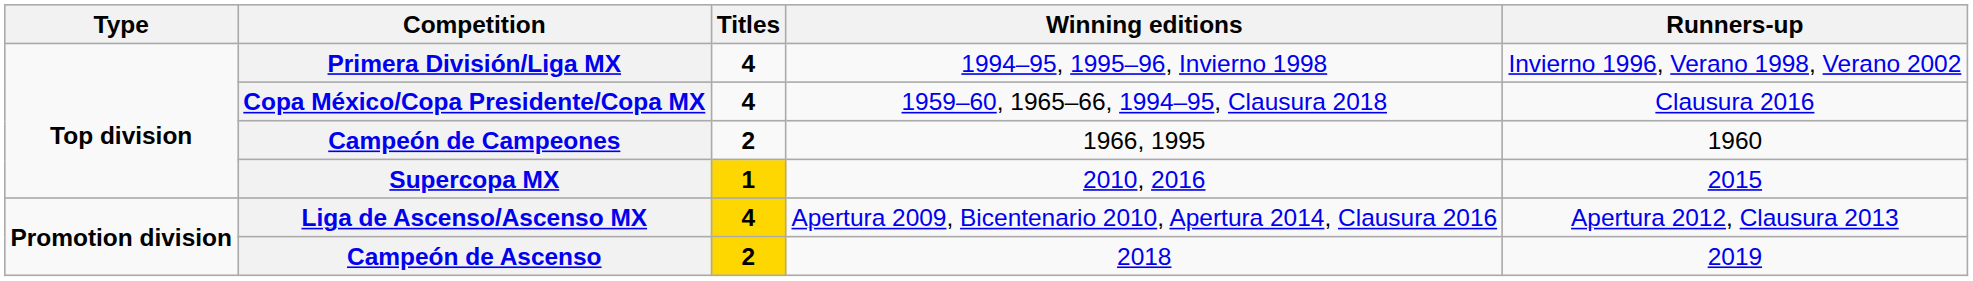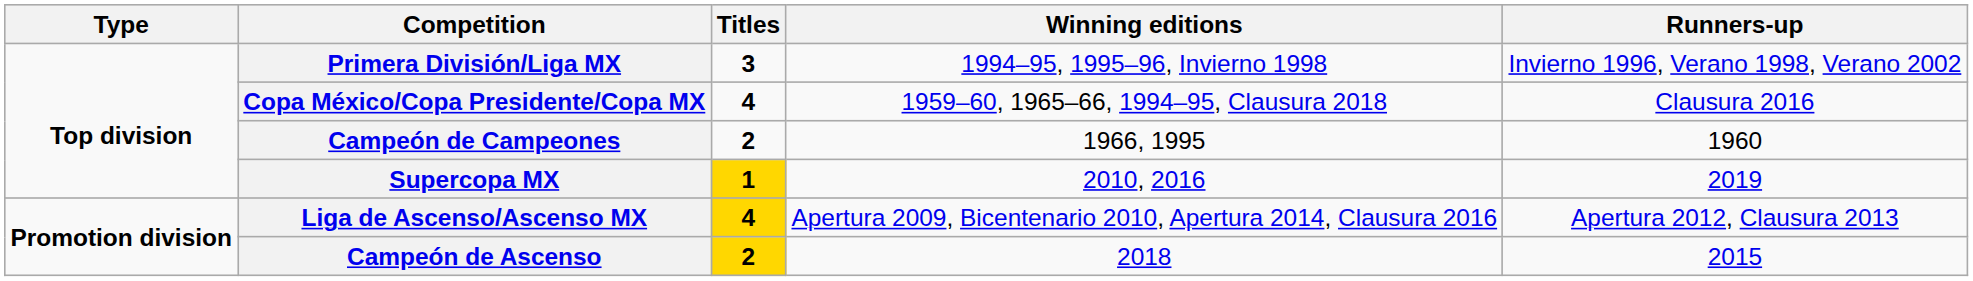(748, 63) 4 -> (748, 63) 3
(1735, 179) 2015 -> (1735, 179) 2019
(1735, 257) 2019 -> (1735, 257) 2015
